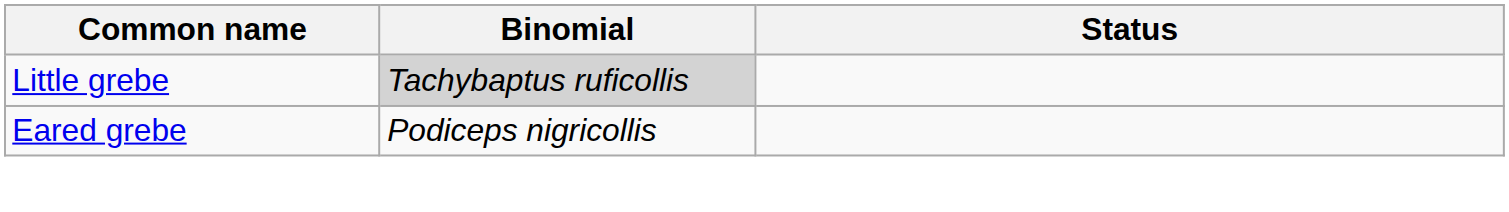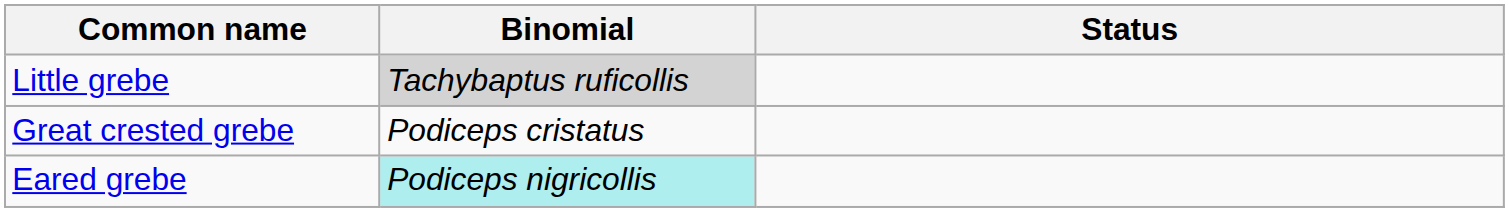+ row: (153, 130)
(522, 130) no background -> (522, 180) paleturquoise background
